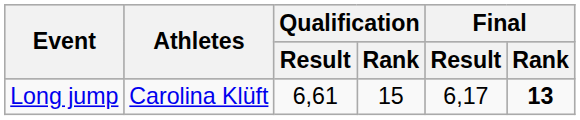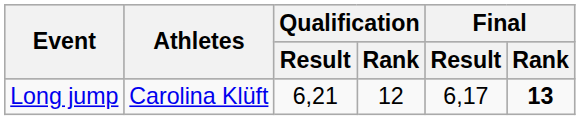(315, 97) 6,61 -> (315, 97) 6,21
(391, 97) 15 -> (391, 97) 12
